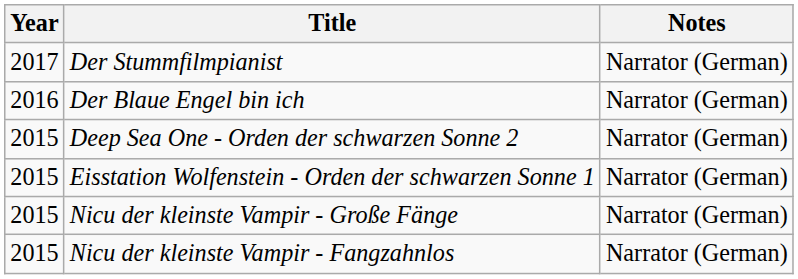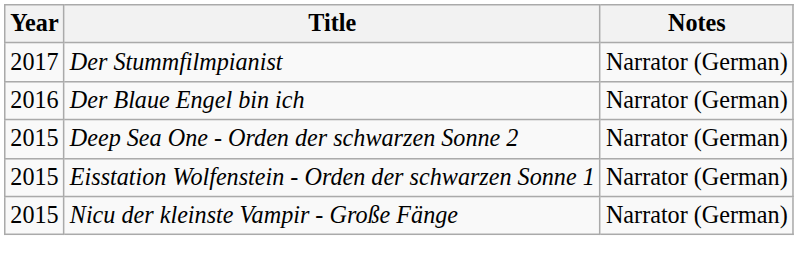- row: (262, 253)
